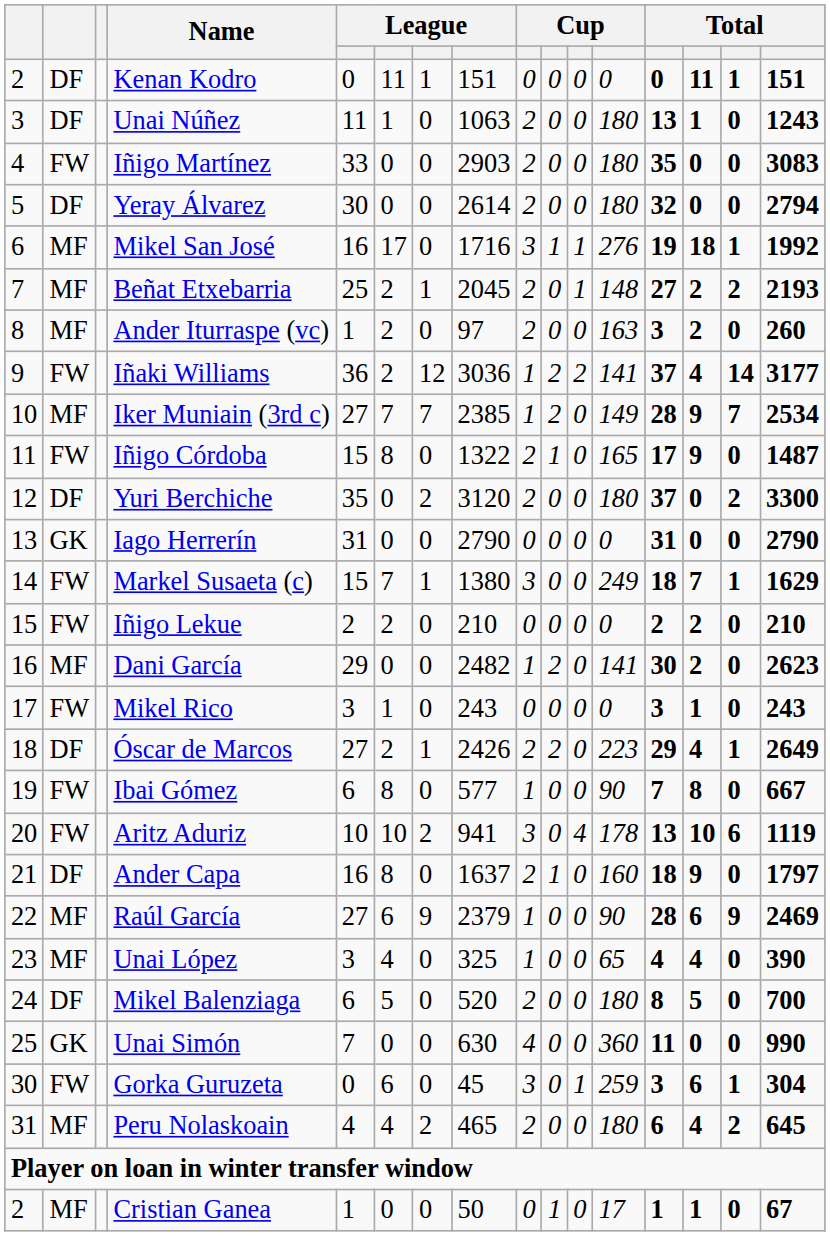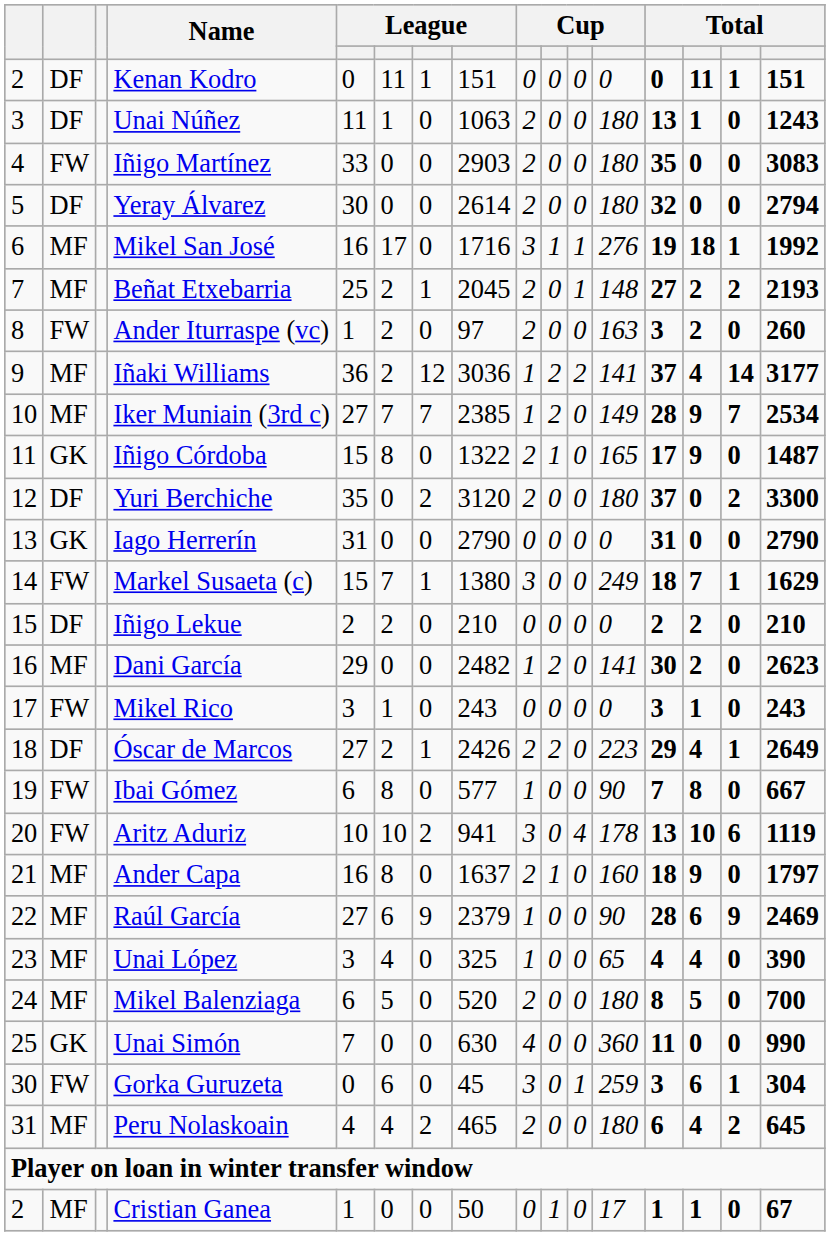(69, 330) MF -> (69, 330) FW
(69, 372) FW -> (69, 372) MF
(69, 456) FW -> (69, 456) GK
(69, 623) FW -> (66, 623) DF
(66, 874) DF -> (69, 874) MF
(66, 1000) DF -> (69, 1000) MF
